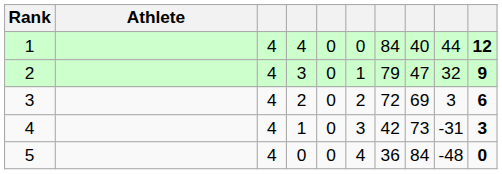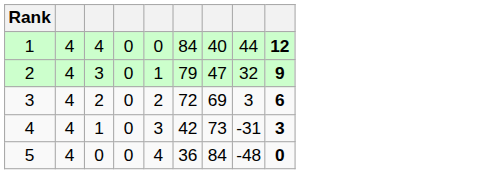- column: (156, 18)
